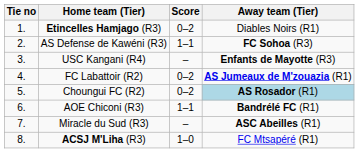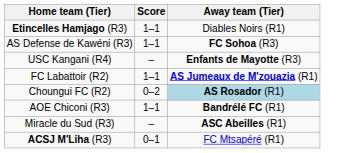- column: (21, 12)
(186, 28) 0–2 -> (151, 28) 1–1
(186, 76) 0–2 -> (151, 76) 1–1
(186, 140) 1–0 -> (151, 140) 0–1
